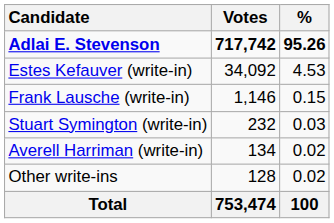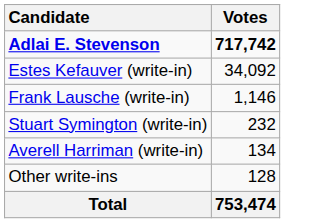- column: (305, 17)
